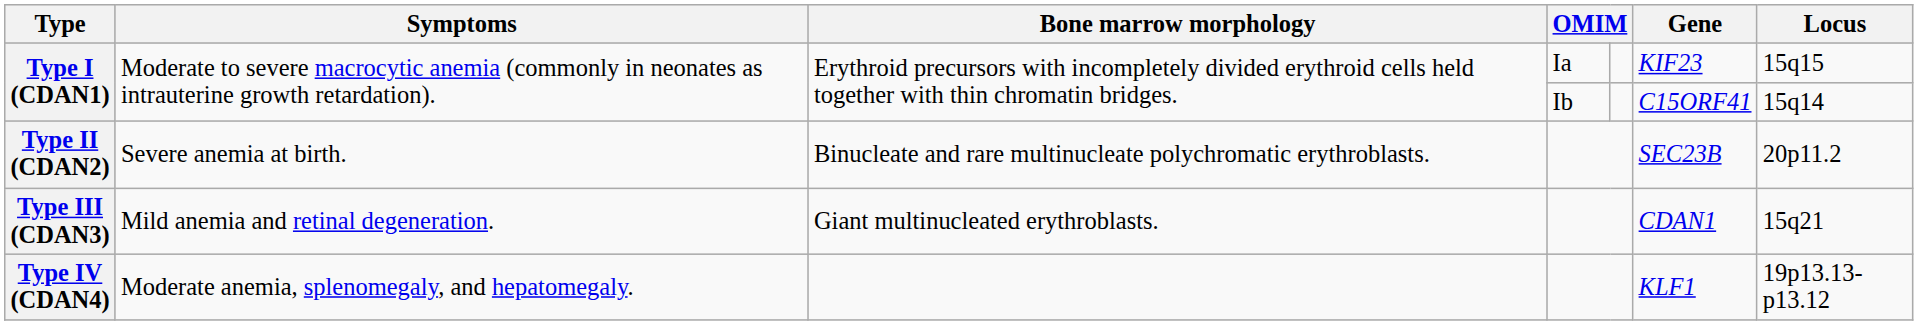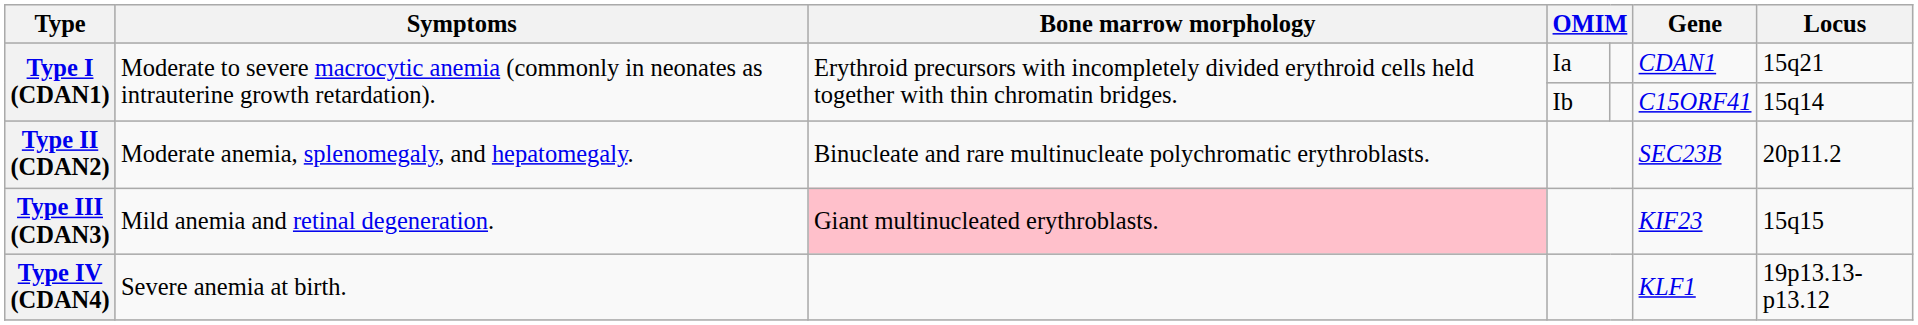(1671, 62) KIF23 -> (1677, 62) CDAN1
(1793, 62) 15q15 -> (1793, 62) 15q21
(234, 154) Severe anemia at birth. -> (377, 154) Moderate anemia, splenomegaly, and hepatomegaly.
(986, 220) no background -> (986, 220) pink background
(1677, 220) CDAN1 -> (1671, 220) KIF23
(1793, 220) 15q21 -> (1793, 220) 15q15
(377, 286) Moderate anemia, splenomegaly, and hepatomegaly. -> (234, 286) Severe anemia at birth.
